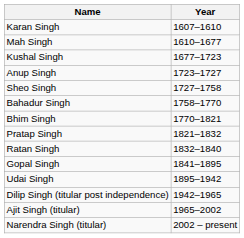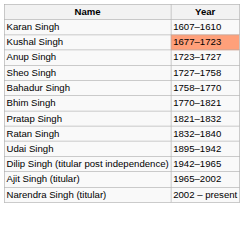- row: (29, 42)
(197, 57) no background -> (197, 42) lightsalmon background
- row: (33, 164)
